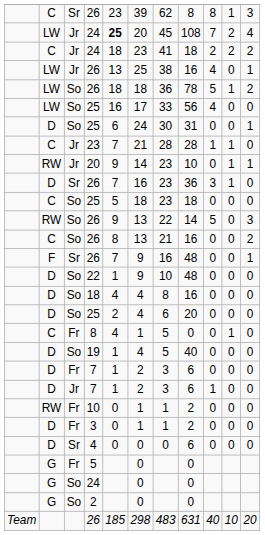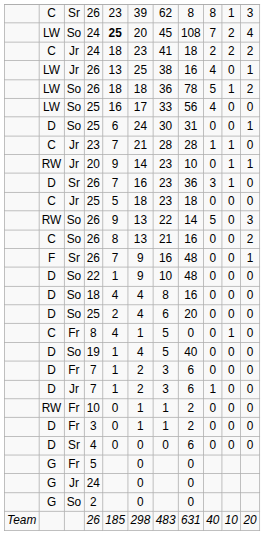(74, 32) Jr -> (74, 32) So
(74, 201) So -> (74, 201) Jr
(74, 483) So -> (74, 483) Jr
